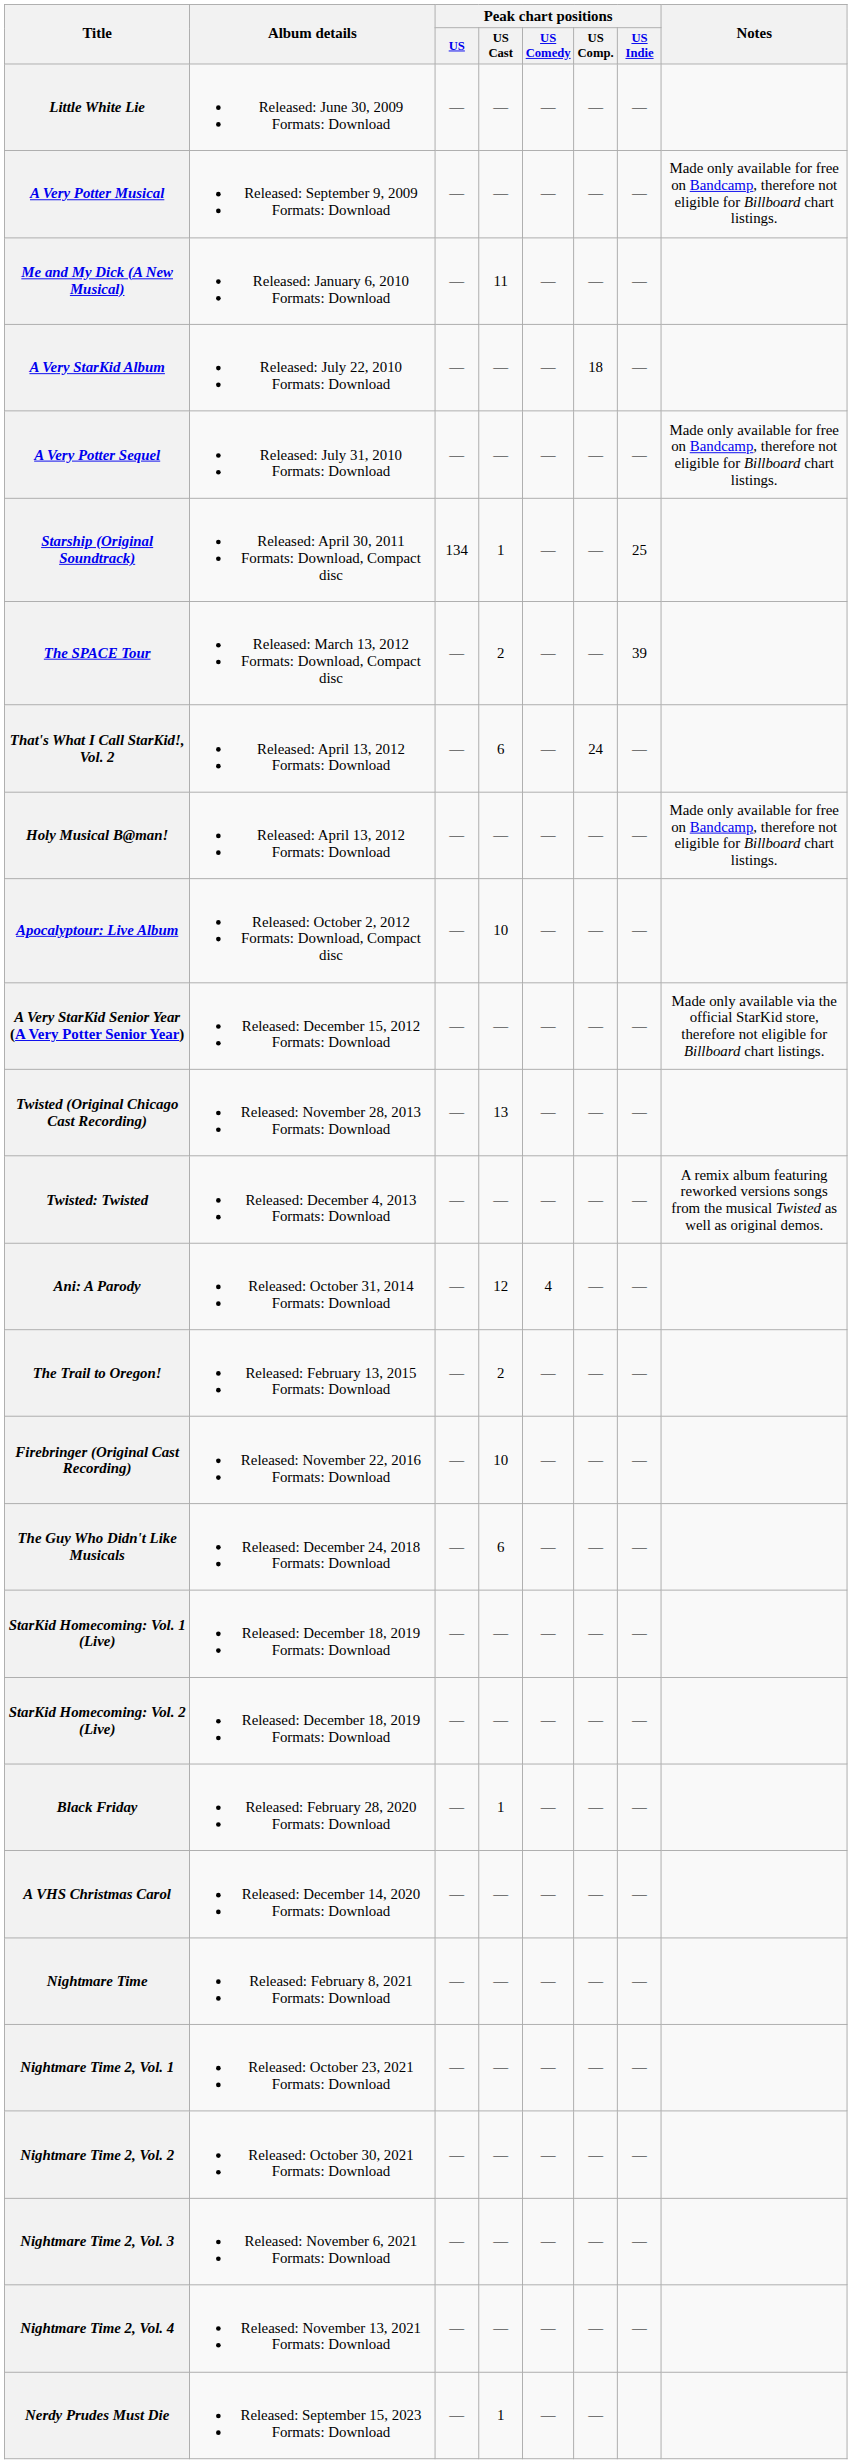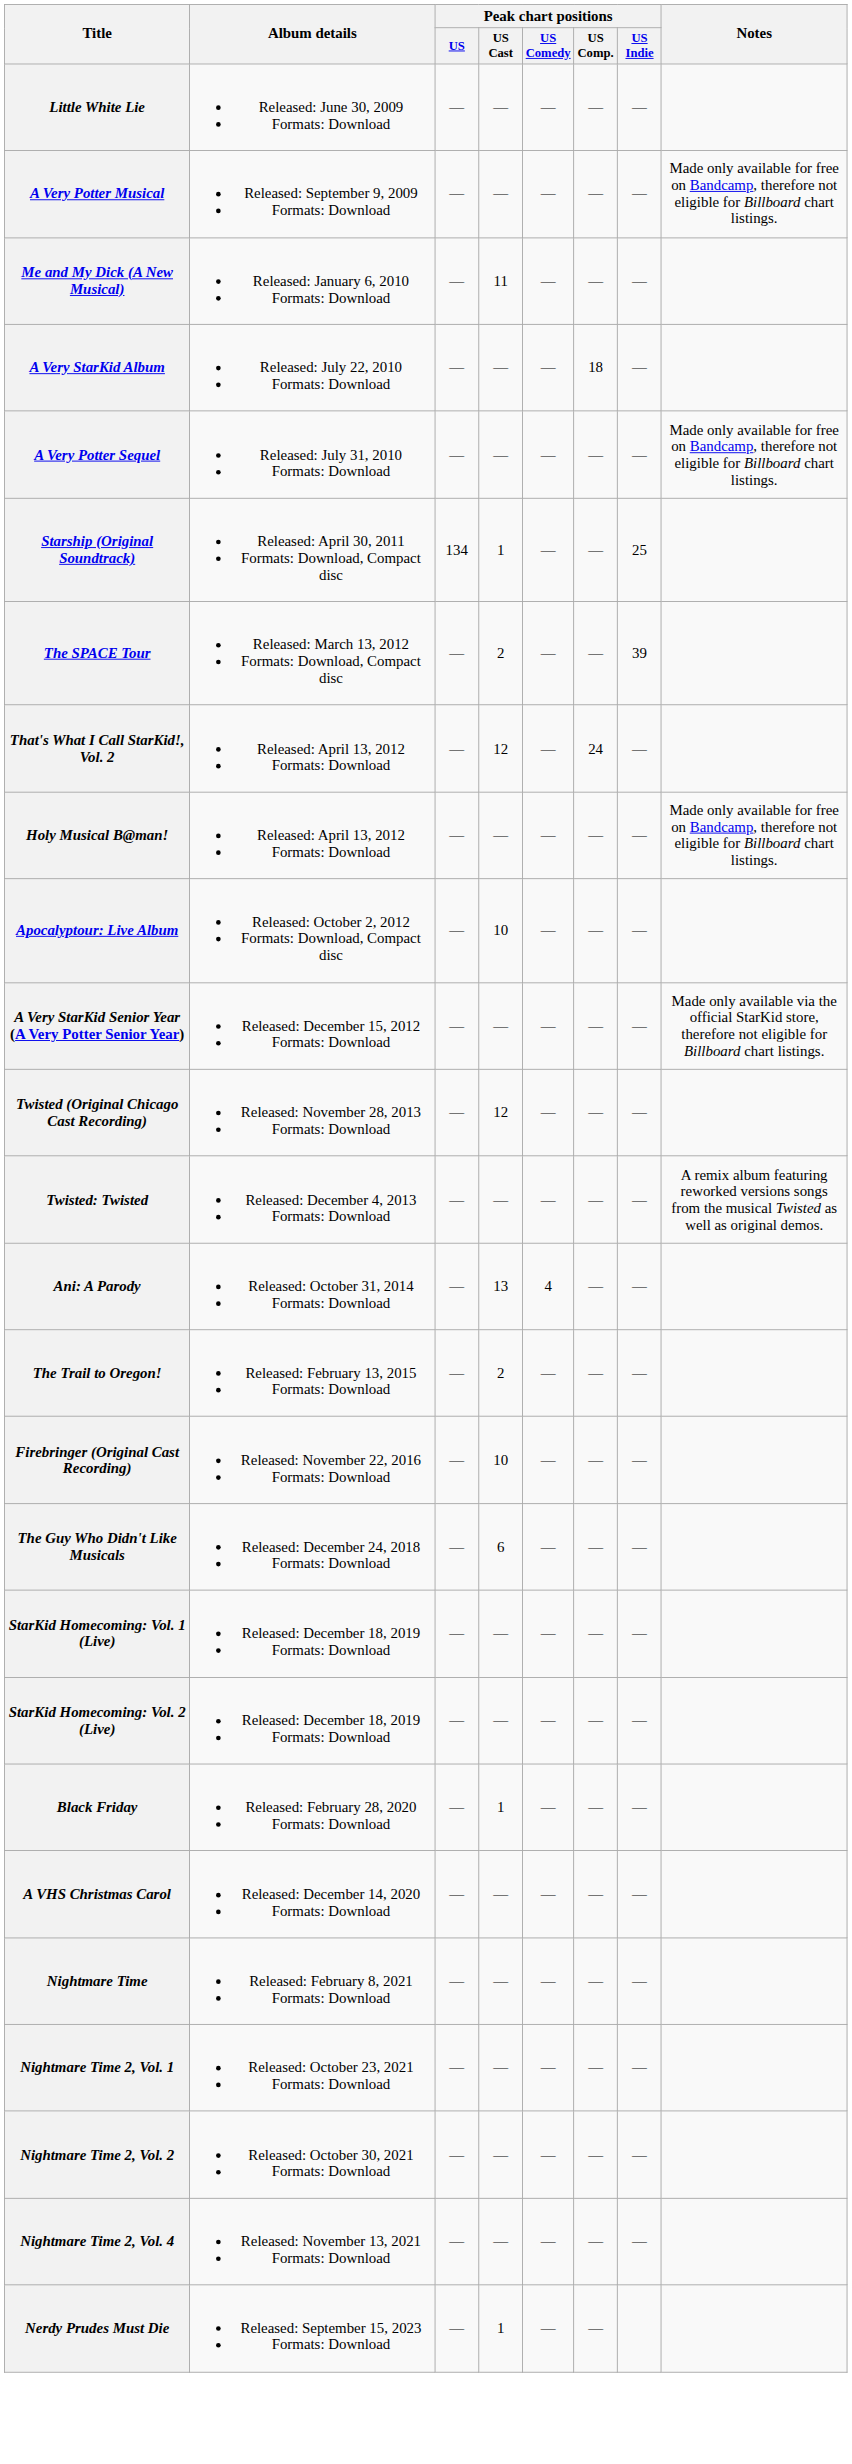(501, 748) 6 -> (501, 748) 12
(501, 1112) 13 -> (501, 1112) 12
(501, 1286) 12 -> (501, 1286) 13
- row: (97, 2241)
